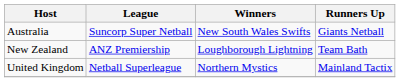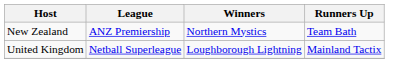- row: (28, 31)
(255, 49) Loughborough Lightning -> (226, 31) Northern Mystics
(238, 67) Northern Mystics -> (244, 49) Loughborough Lightning
